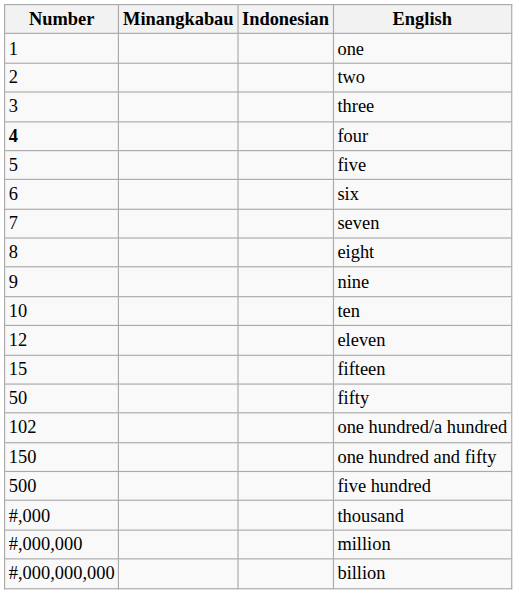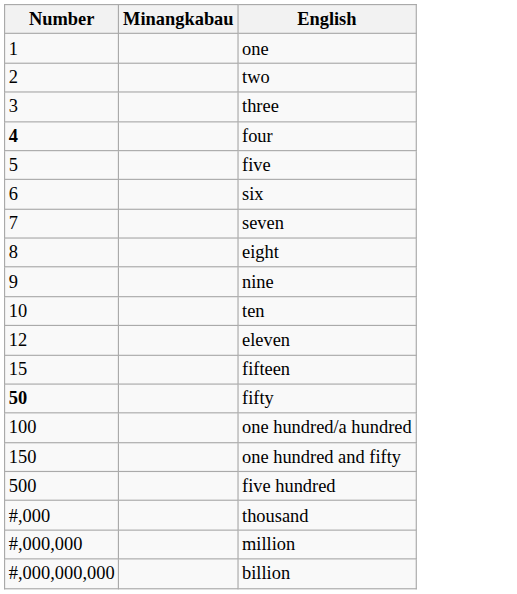- column: (285, 19)
(18, 398) normal -> (18, 398) bold
(23, 427) 102 -> (23, 427) 100
